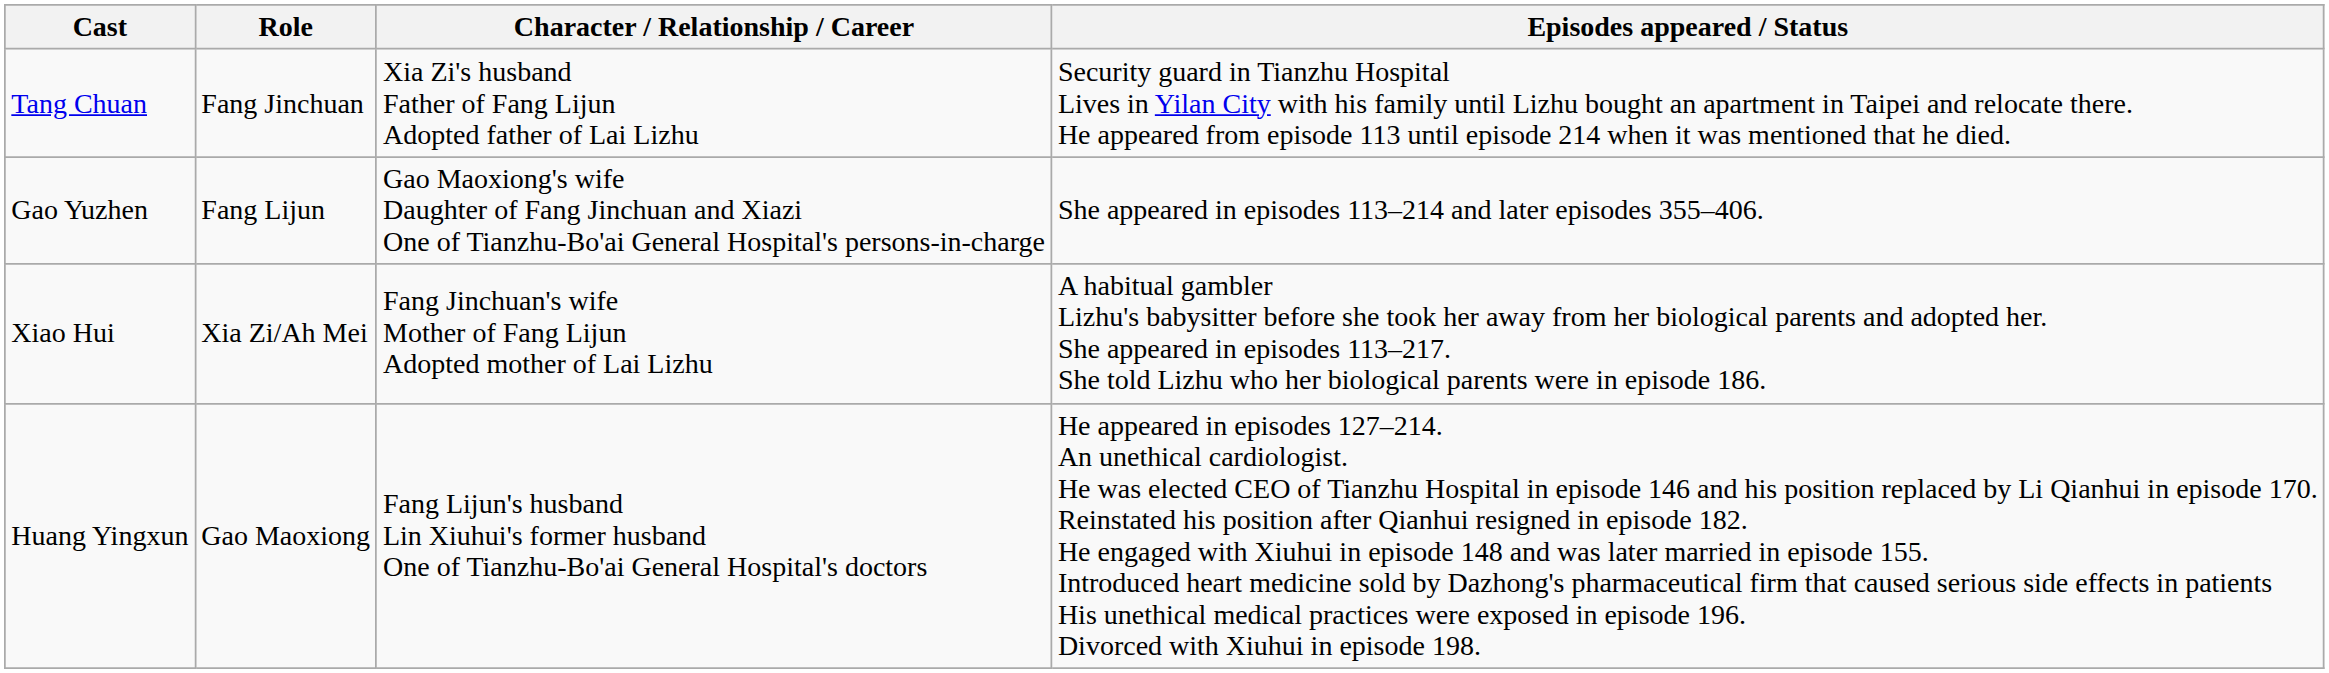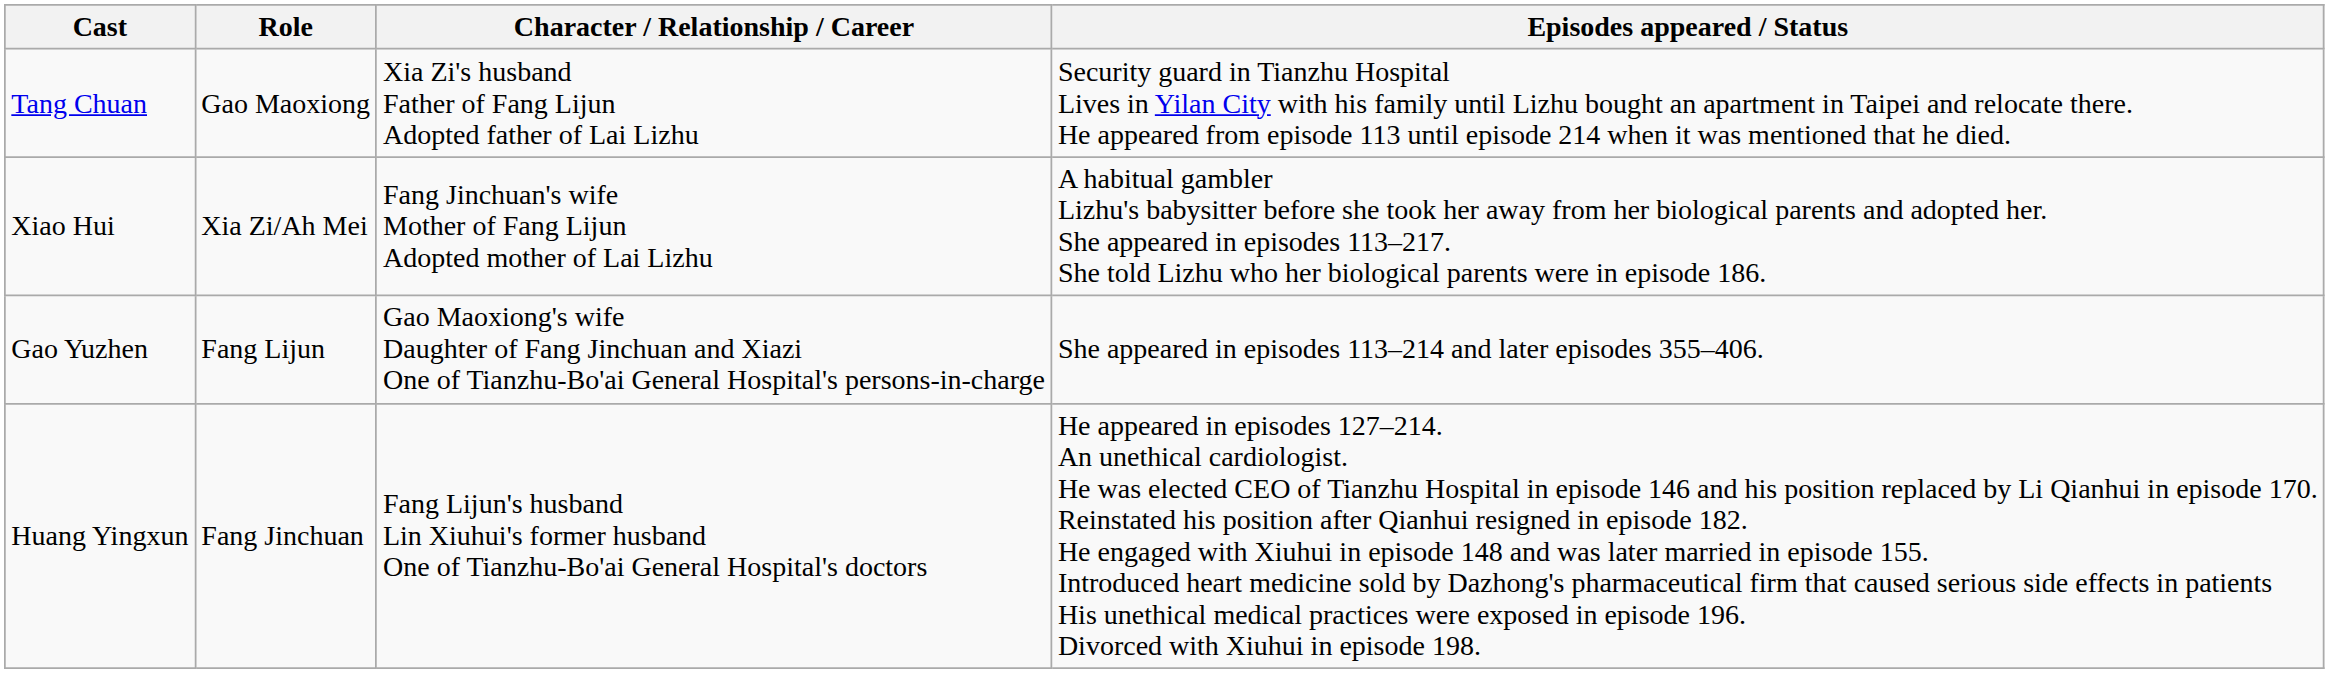(283, 102) Fang Jinchuan -> (286, 102) Gao Maoxiong
rows swapped: (63, 333) <-> (80, 210)
(286, 535) Gao Maoxiong -> (283, 535) Fang Jinchuan
